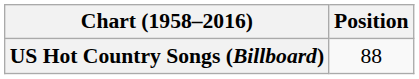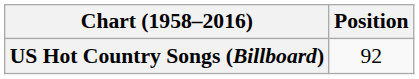(371, 55) 88 -> (371, 55) 92
